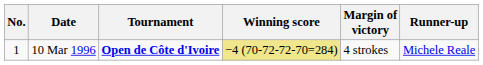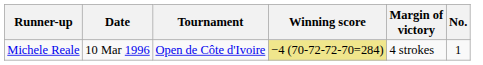columns swapped: (16, 22) <-> (439, 22)
(160, 50) bold -> (210, 50) normal
